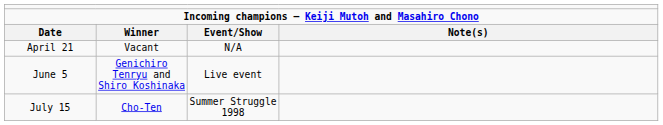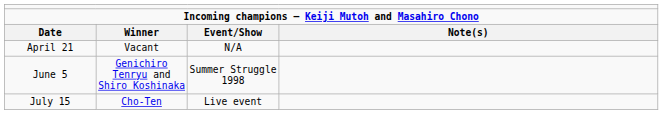(233, 75) Live event -> (233, 75) Summer Struggle 1998
(233, 107) Summer Struggle 1998 -> (233, 102) Live event
